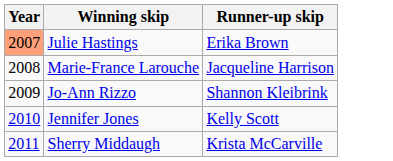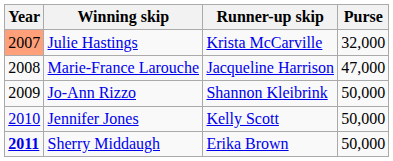+ column: (363, 17)
(248, 42) Erika Brown -> (264, 42) Krista McCarville
(24, 144) normal -> (24, 144) bold
(264, 144) Krista McCarville -> (248, 144) Erika Brown
